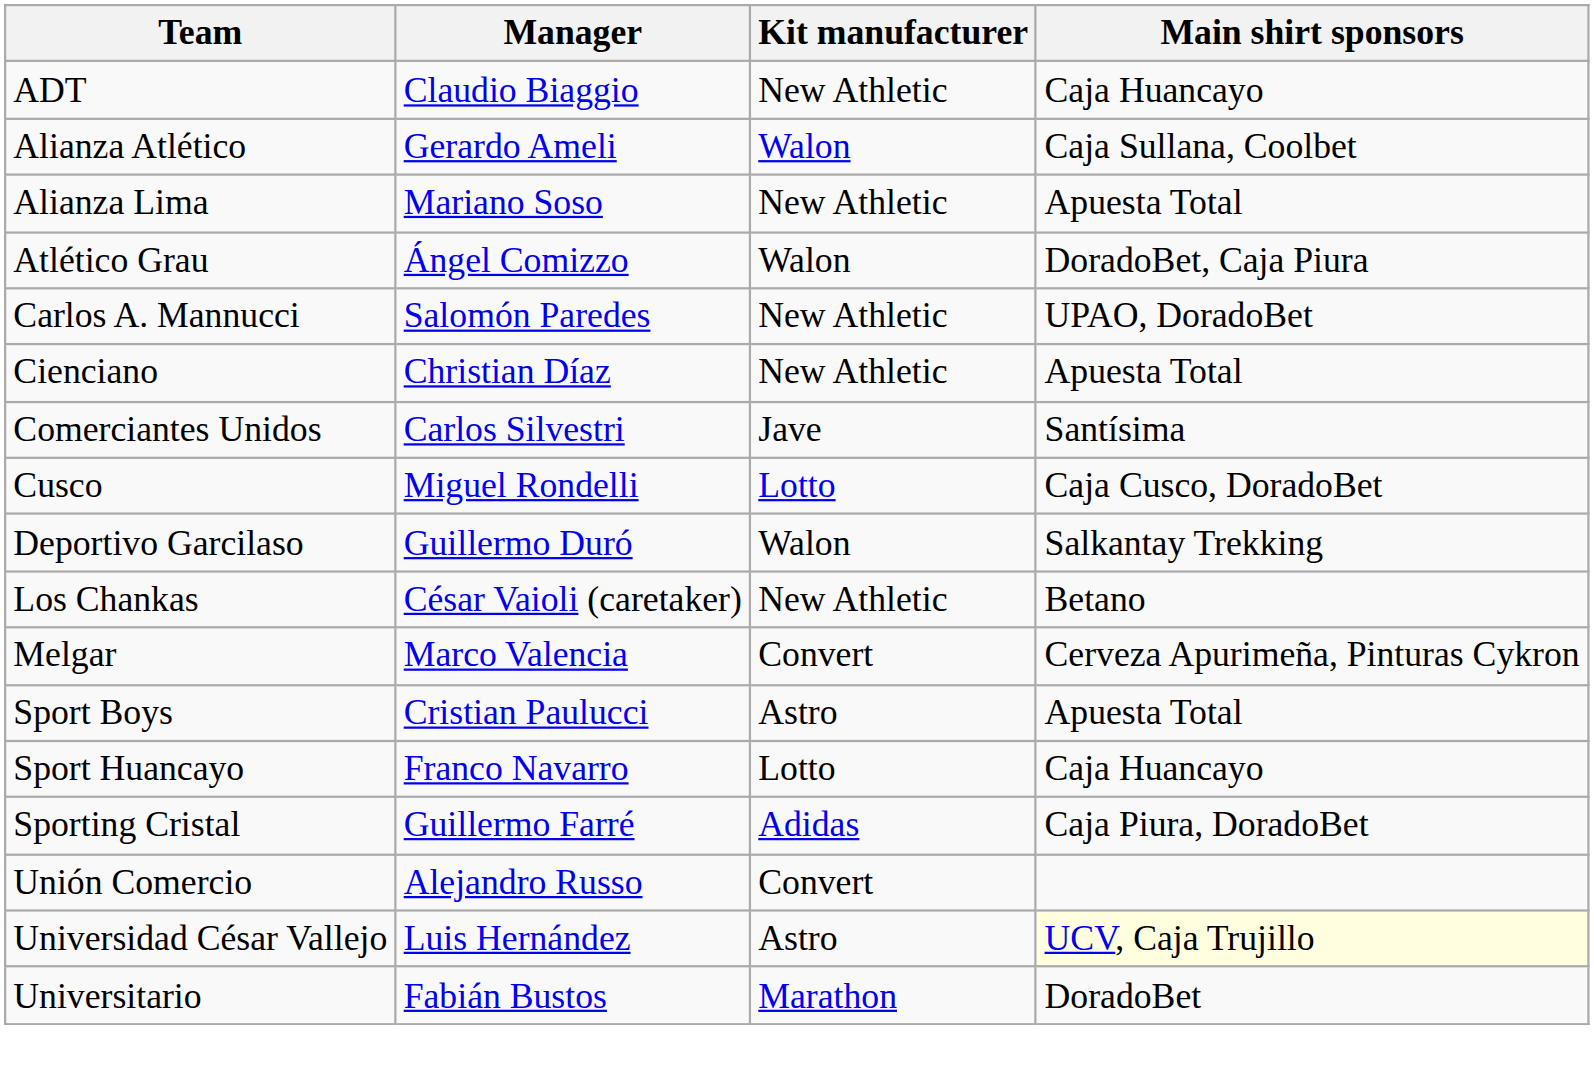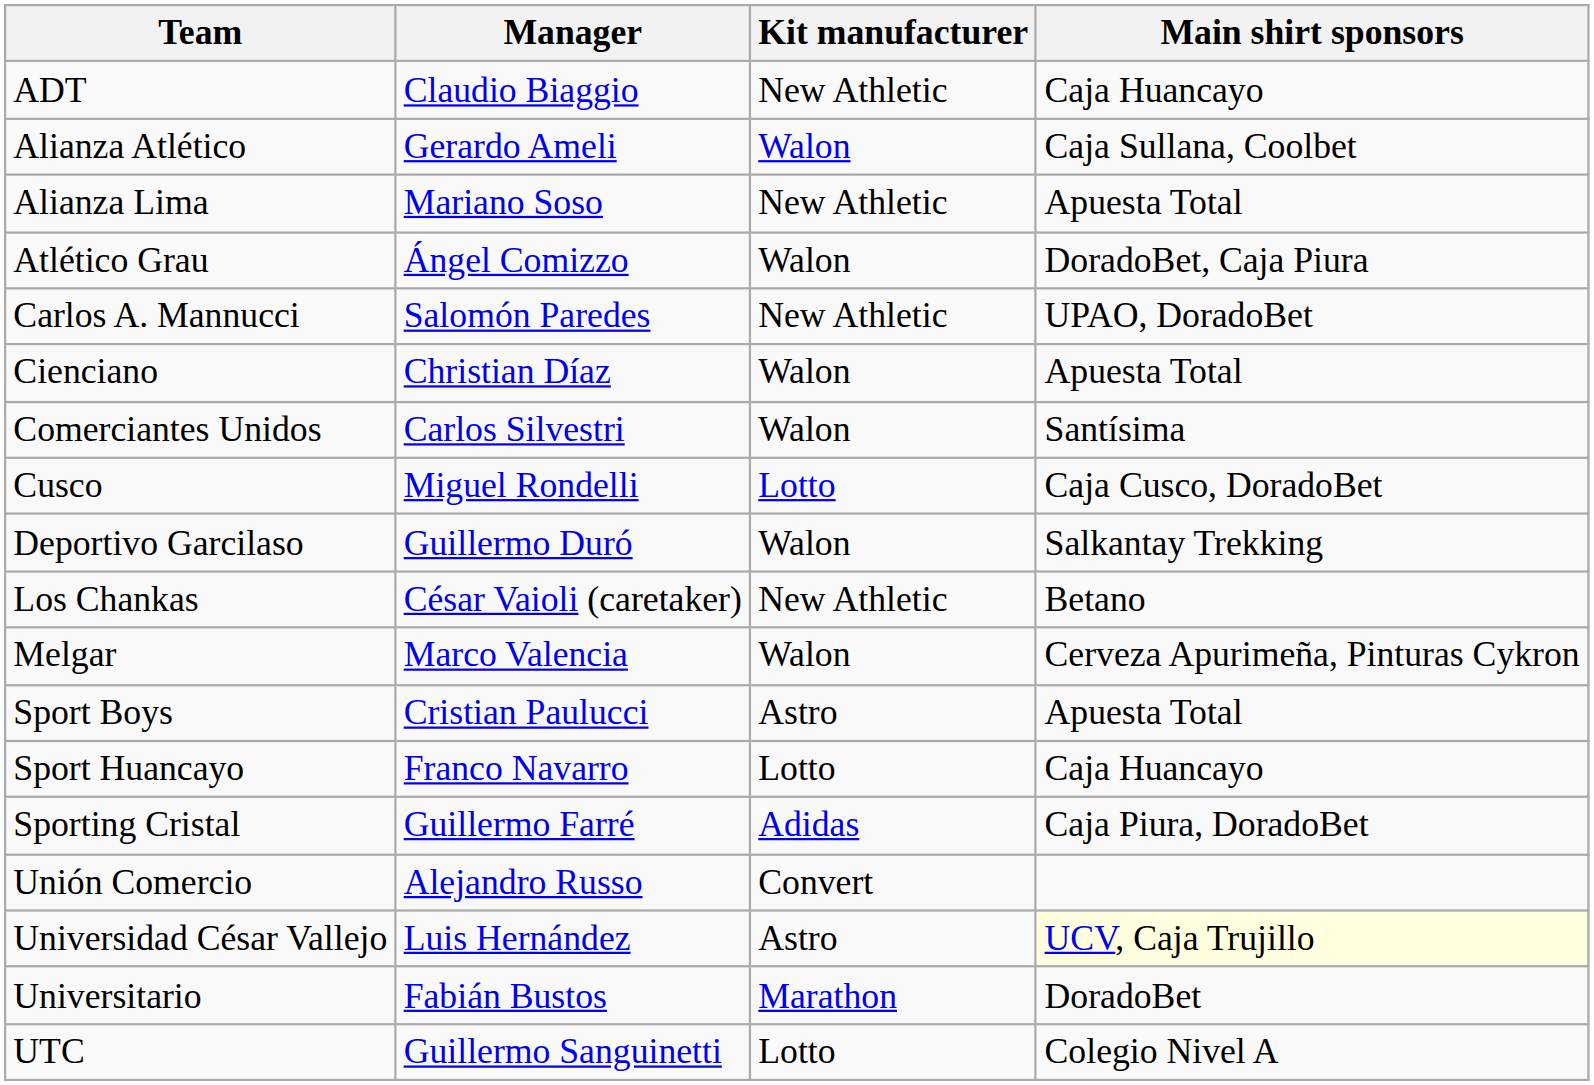(853, 372) New Athletic -> (804, 372) Walon
(790, 428) Jave -> (804, 428) Walon
(816, 655) Convert -> (804, 655) Walon
+ row: (49, 1051)
